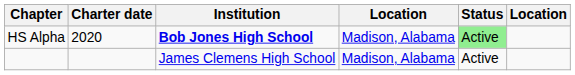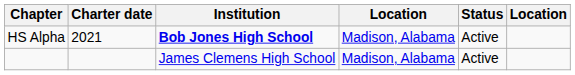(87, 37) 2020 -> (87, 37) 2021
(480, 37) lightgreen background -> (480, 37) no background
